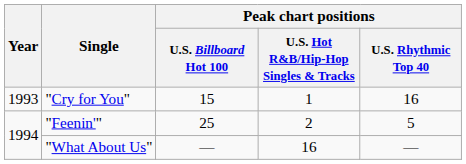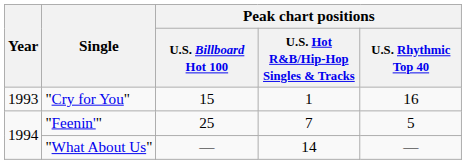(309, 123) 2 -> (309, 123) 7
(309, 147) 16 -> (309, 147) 14
